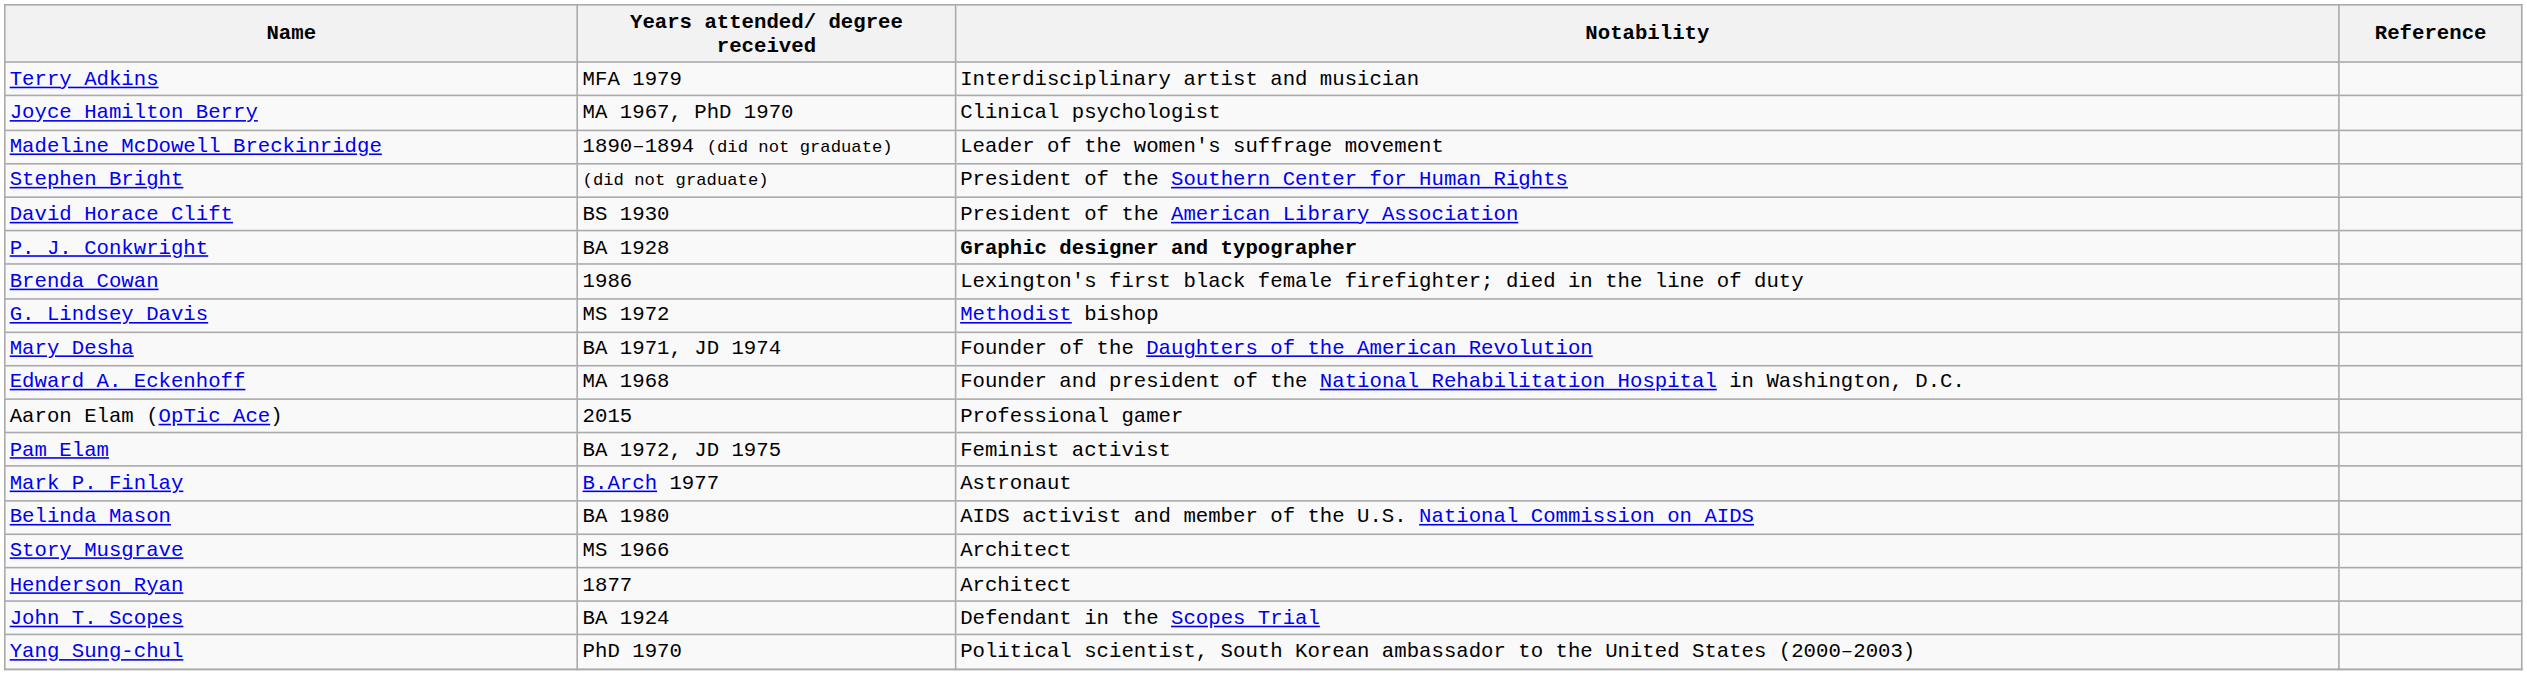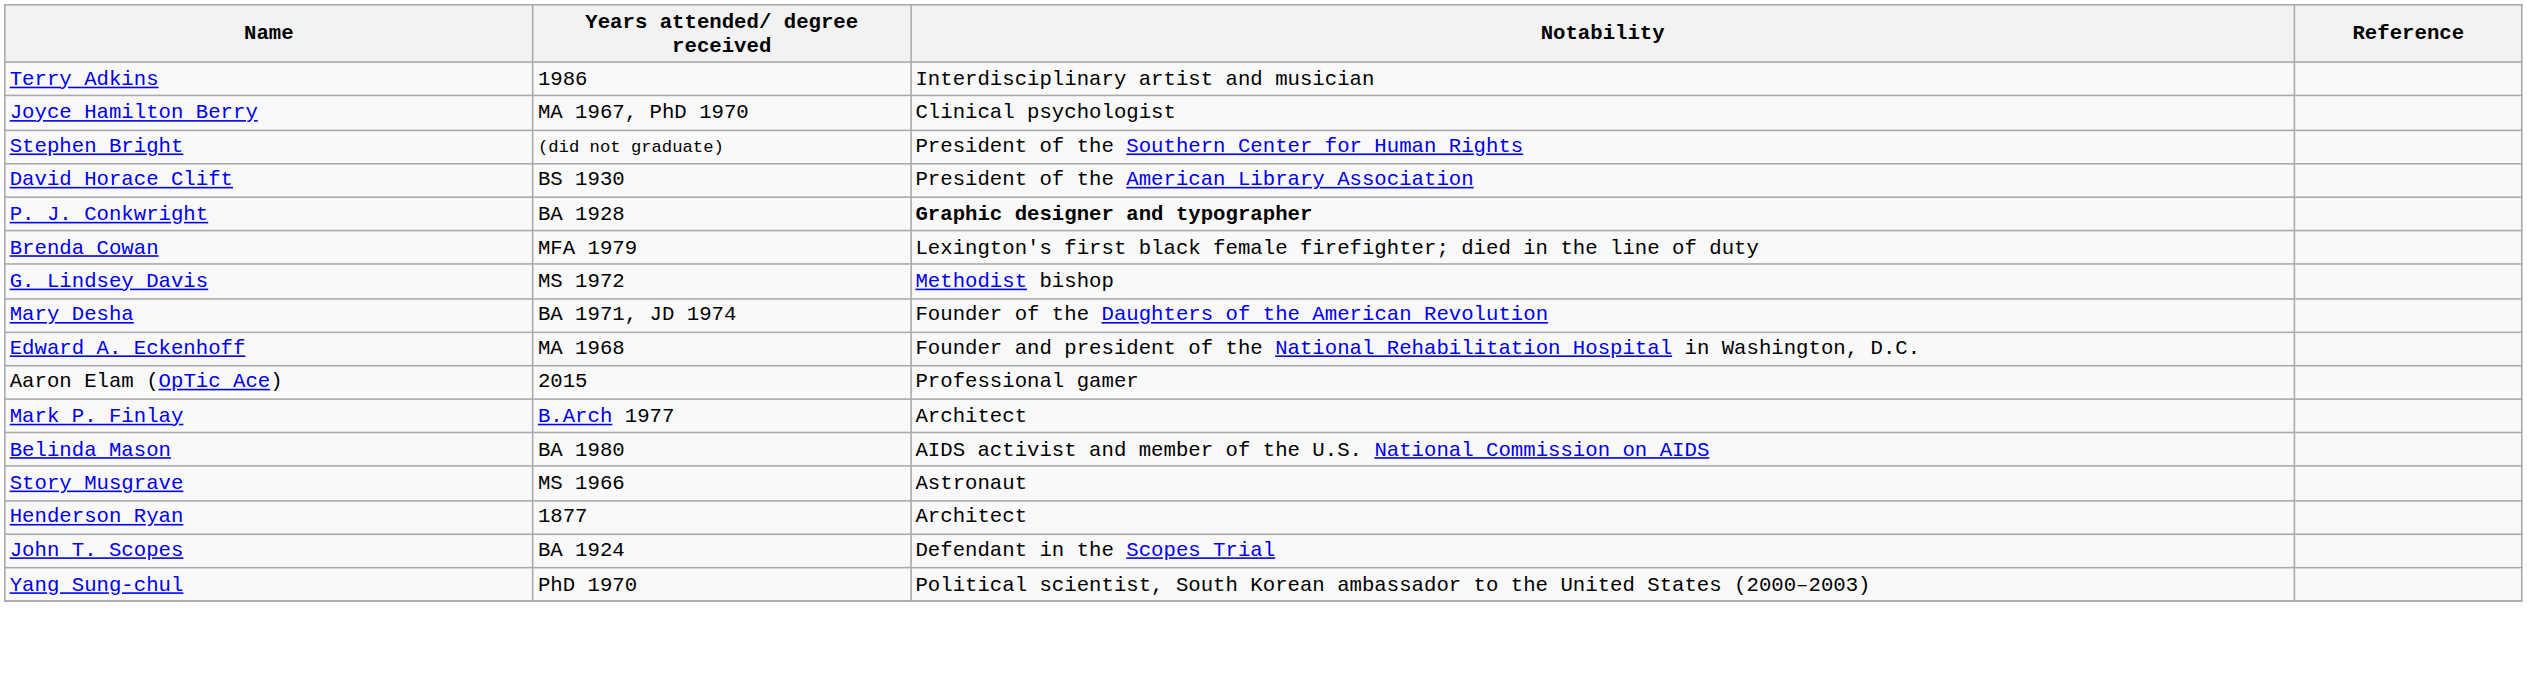(632, 79) MFA 1979 -> (563, 79) 1986
- row: (196, 147)
(607, 281) 1986 -> (588, 248) MFA 1979
- row: (59, 450)
(1016, 483) Astronaut -> (971, 416) Architect
(1016, 551) Architect -> (971, 483) Astronaut
